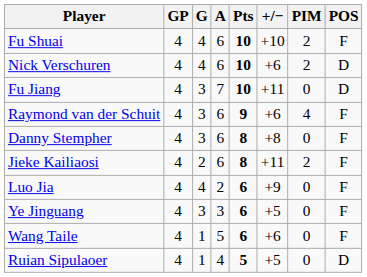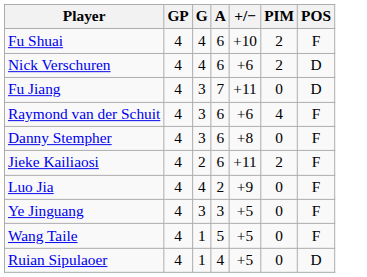- column: (243, 16)
(273, 235) +6 -> (245, 235) +5
